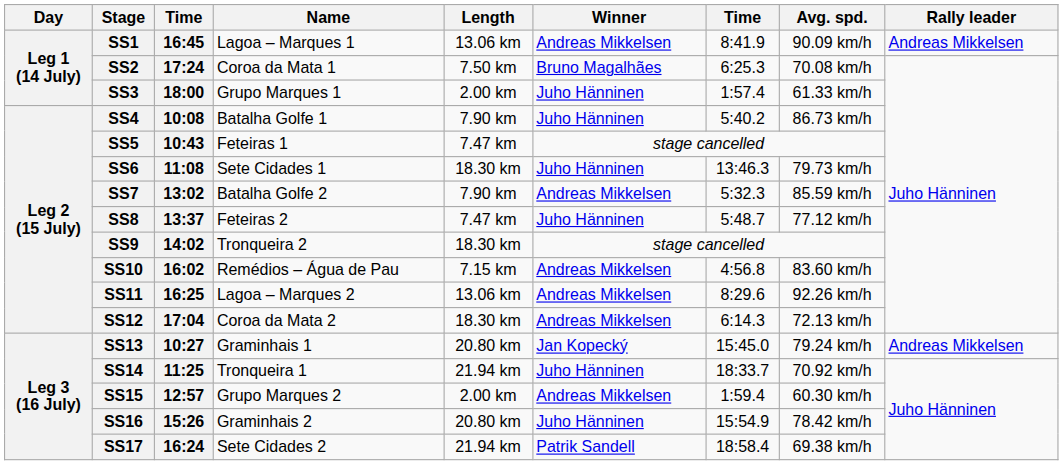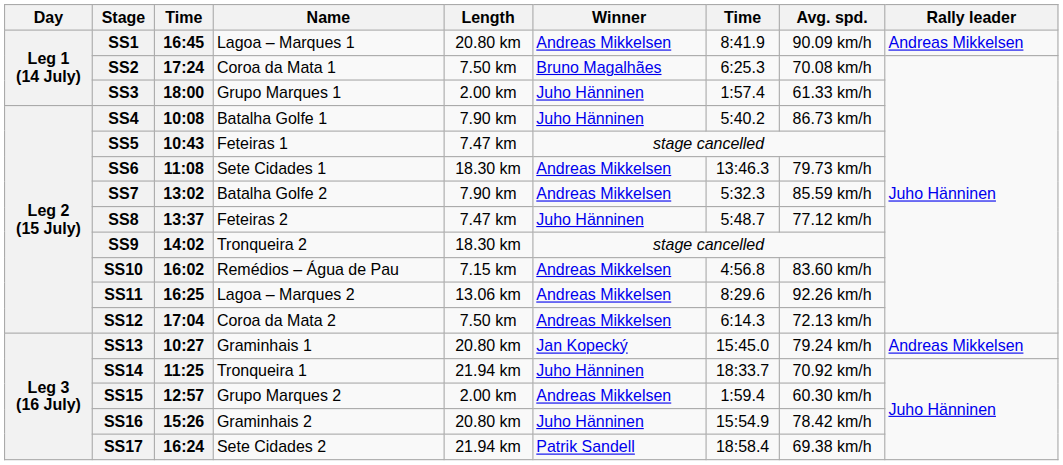(488, 43) 13.06 km -> (488, 43) 20.80 km
(590, 169) Juho Hänninen -> (604, 169) Andreas Mikkelsen
(488, 321) 18.30 km -> (488, 321) 7.50 km
